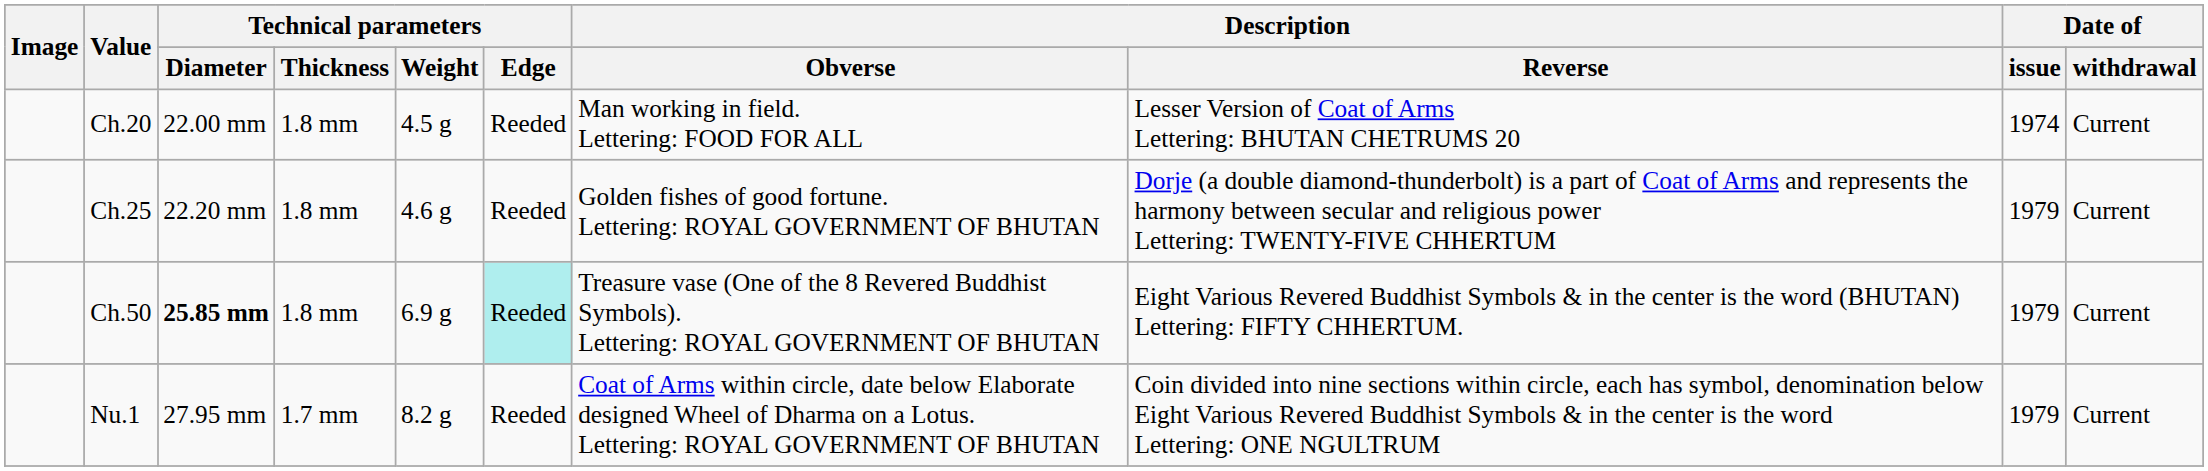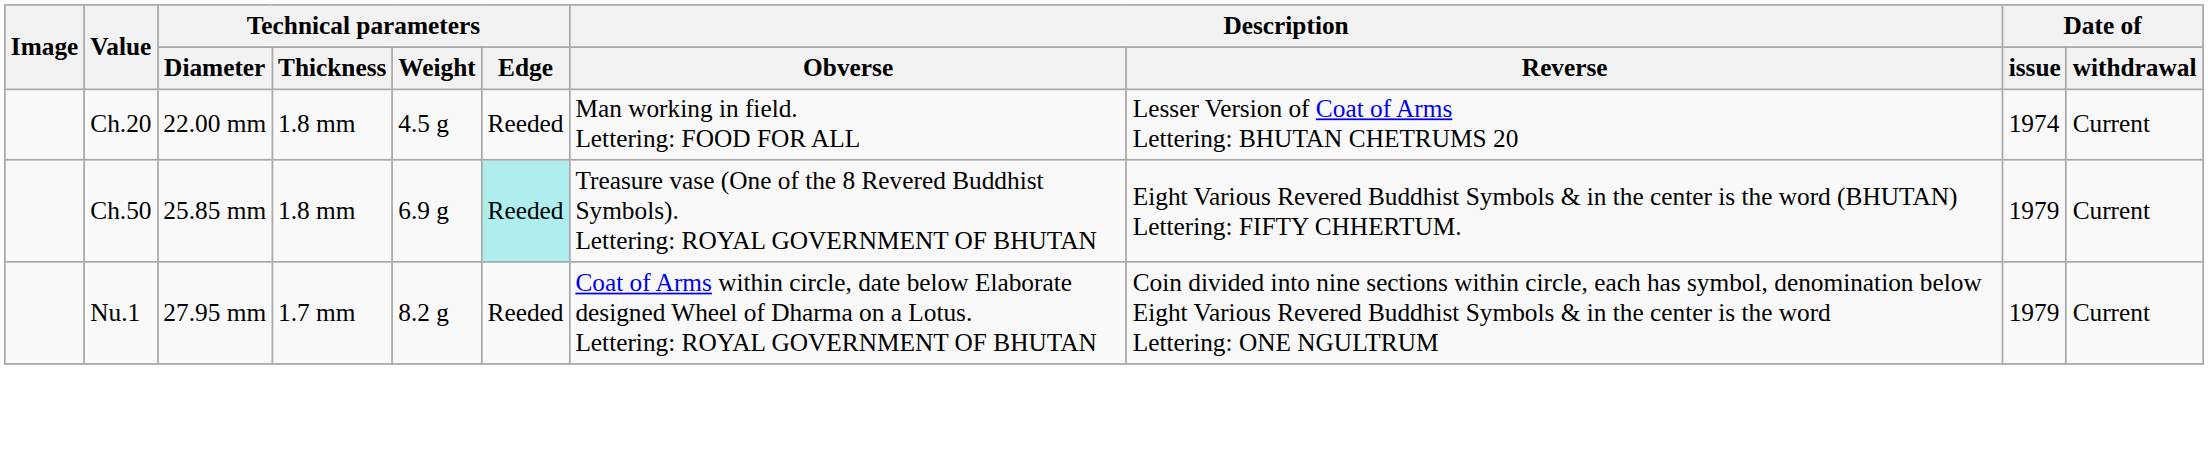- row: (121, 211)
(216, 312) bold -> (215, 211) normal
